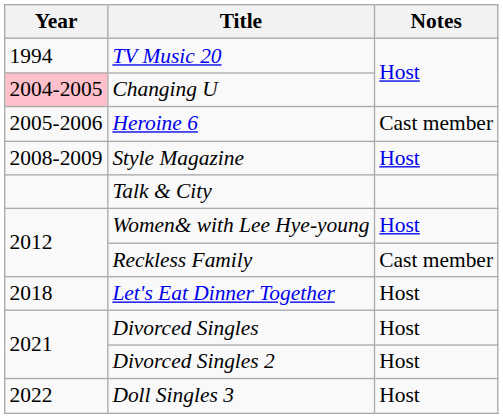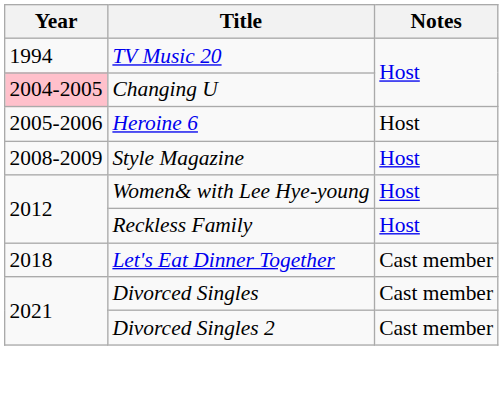(436, 123) Cast member -> (400, 123) Host
- row: (162, 191)
(436, 259) Cast member -> (400, 225) Host
(400, 293) Host -> (436, 259) Cast member
(400, 327) Host -> (436, 293) Cast member
(400, 361) Host -> (436, 327) Cast member
- row: (173, 395)
